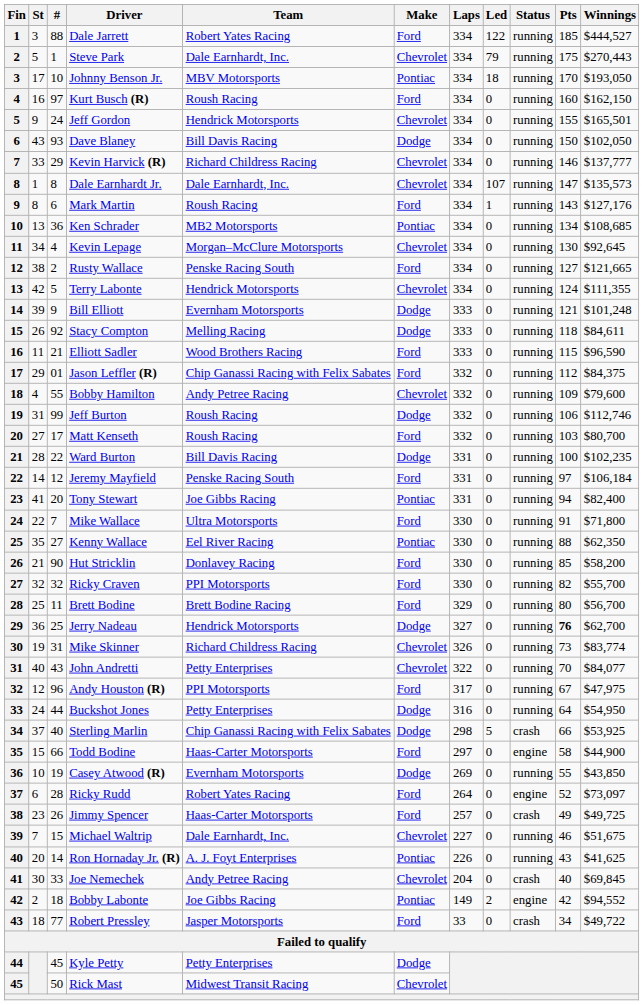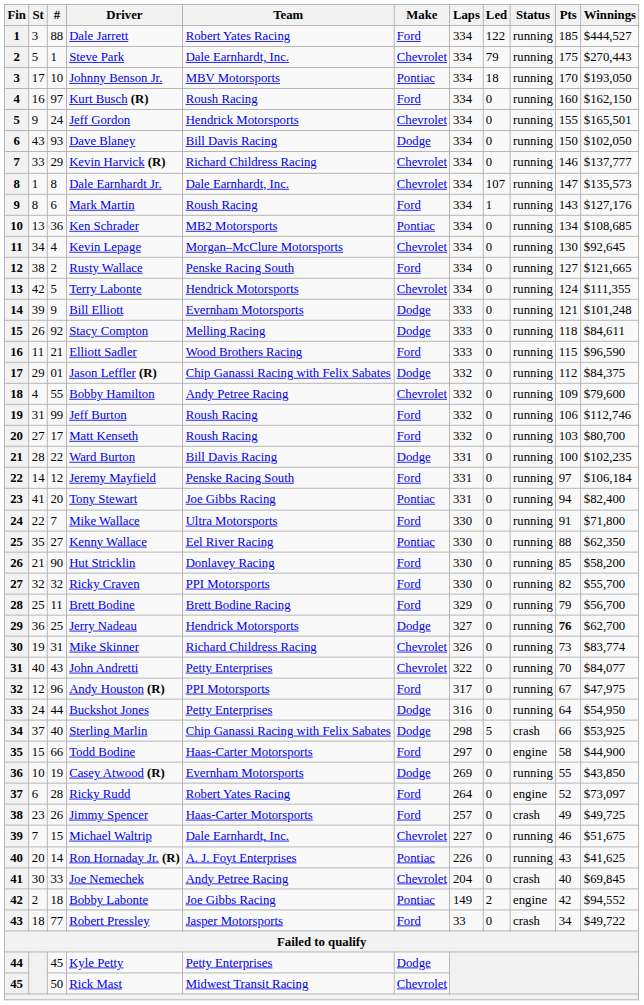(409, 373) Ford -> (414, 373) Dodge
(414, 415) Dodge -> (409, 415) Ford
(565, 604) 80 -> (565, 604) 79
